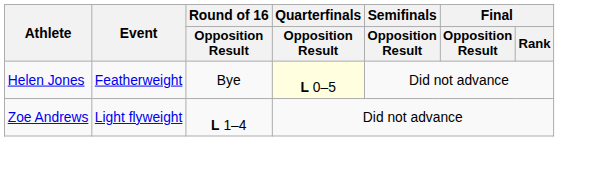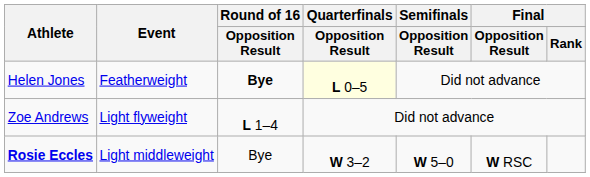(229, 80) normal -> (260, 80) bold
+ row: (50, 155)
